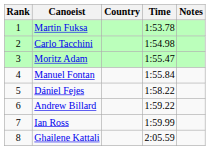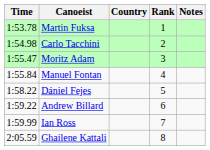columns swapped: (18, 12) <-> (160, 12)
